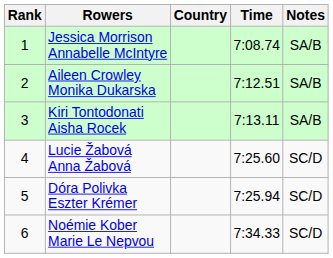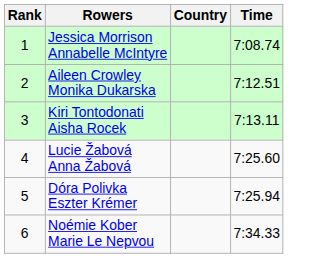- column: (306, 15)
